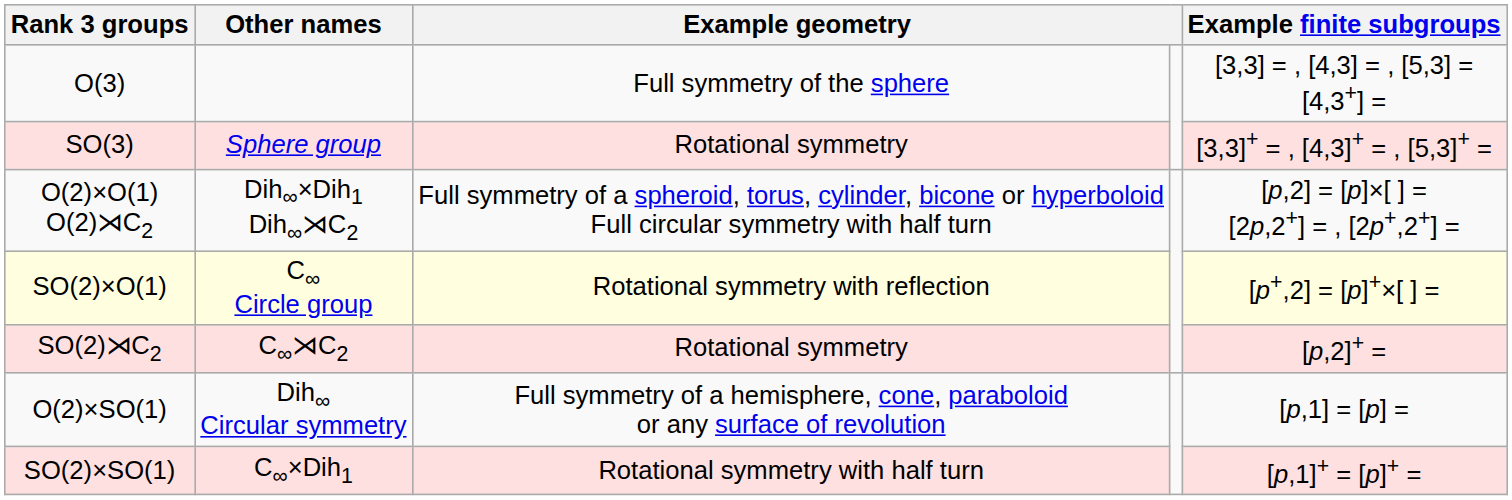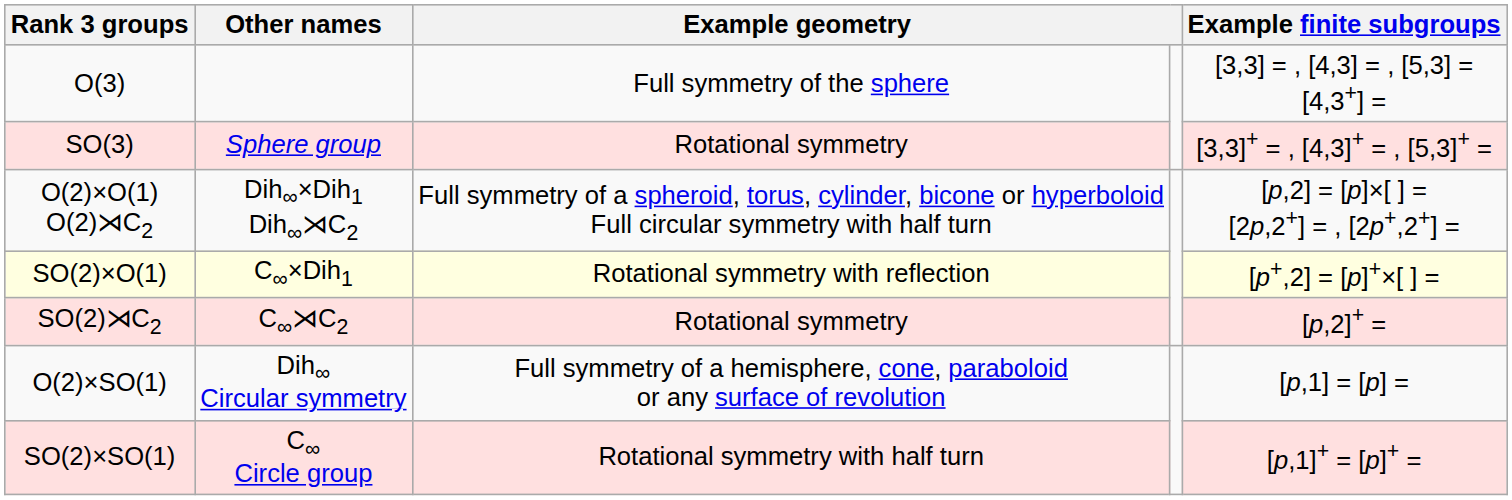(303, 287) C∞ Circle group -> (303, 274) C∞×Dih1
(303, 471) C∞×Dih1 -> (303, 456) C∞ Circle group
